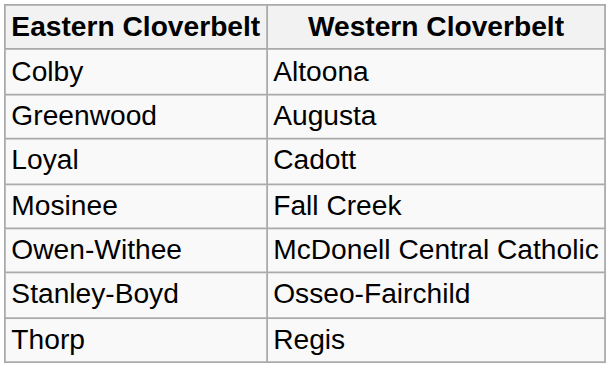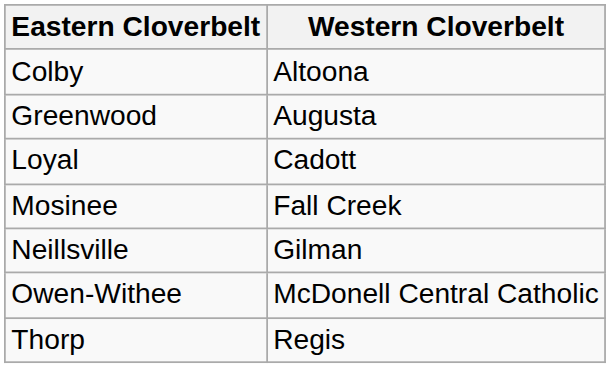+ row: (70, 250)
- row: (95, 294)
